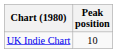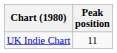(92, 40) 10 -> (92, 40) 11
